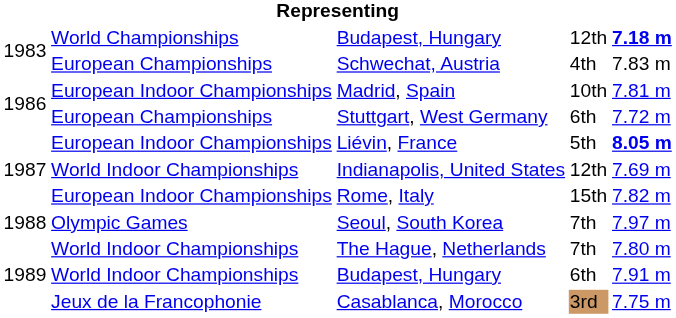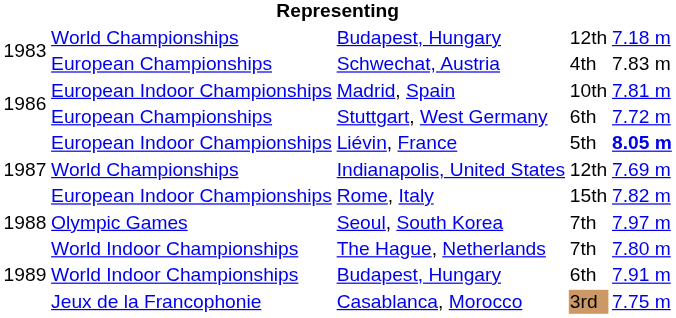(642, 37) bold -> (641, 37) normal
(175, 169) World Indoor Championships -> (145, 169) World Championships
